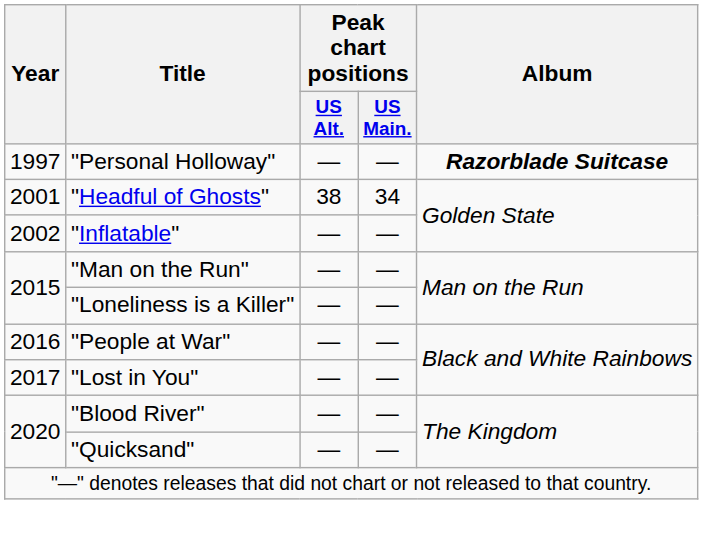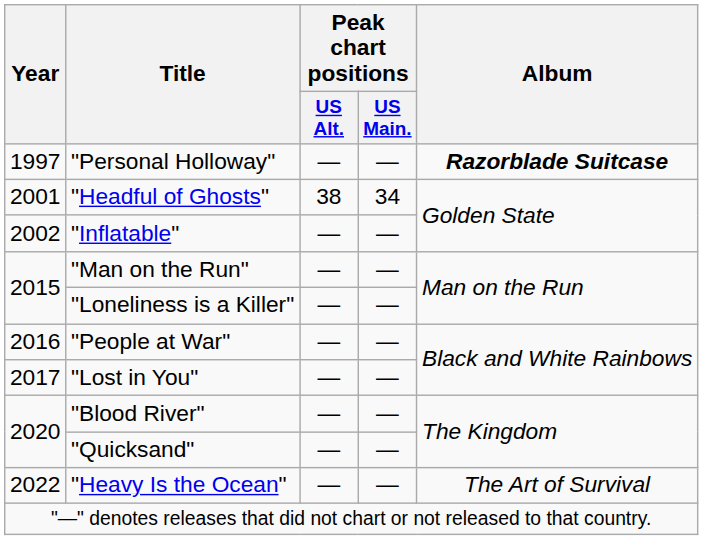+ row: (179, 485)
